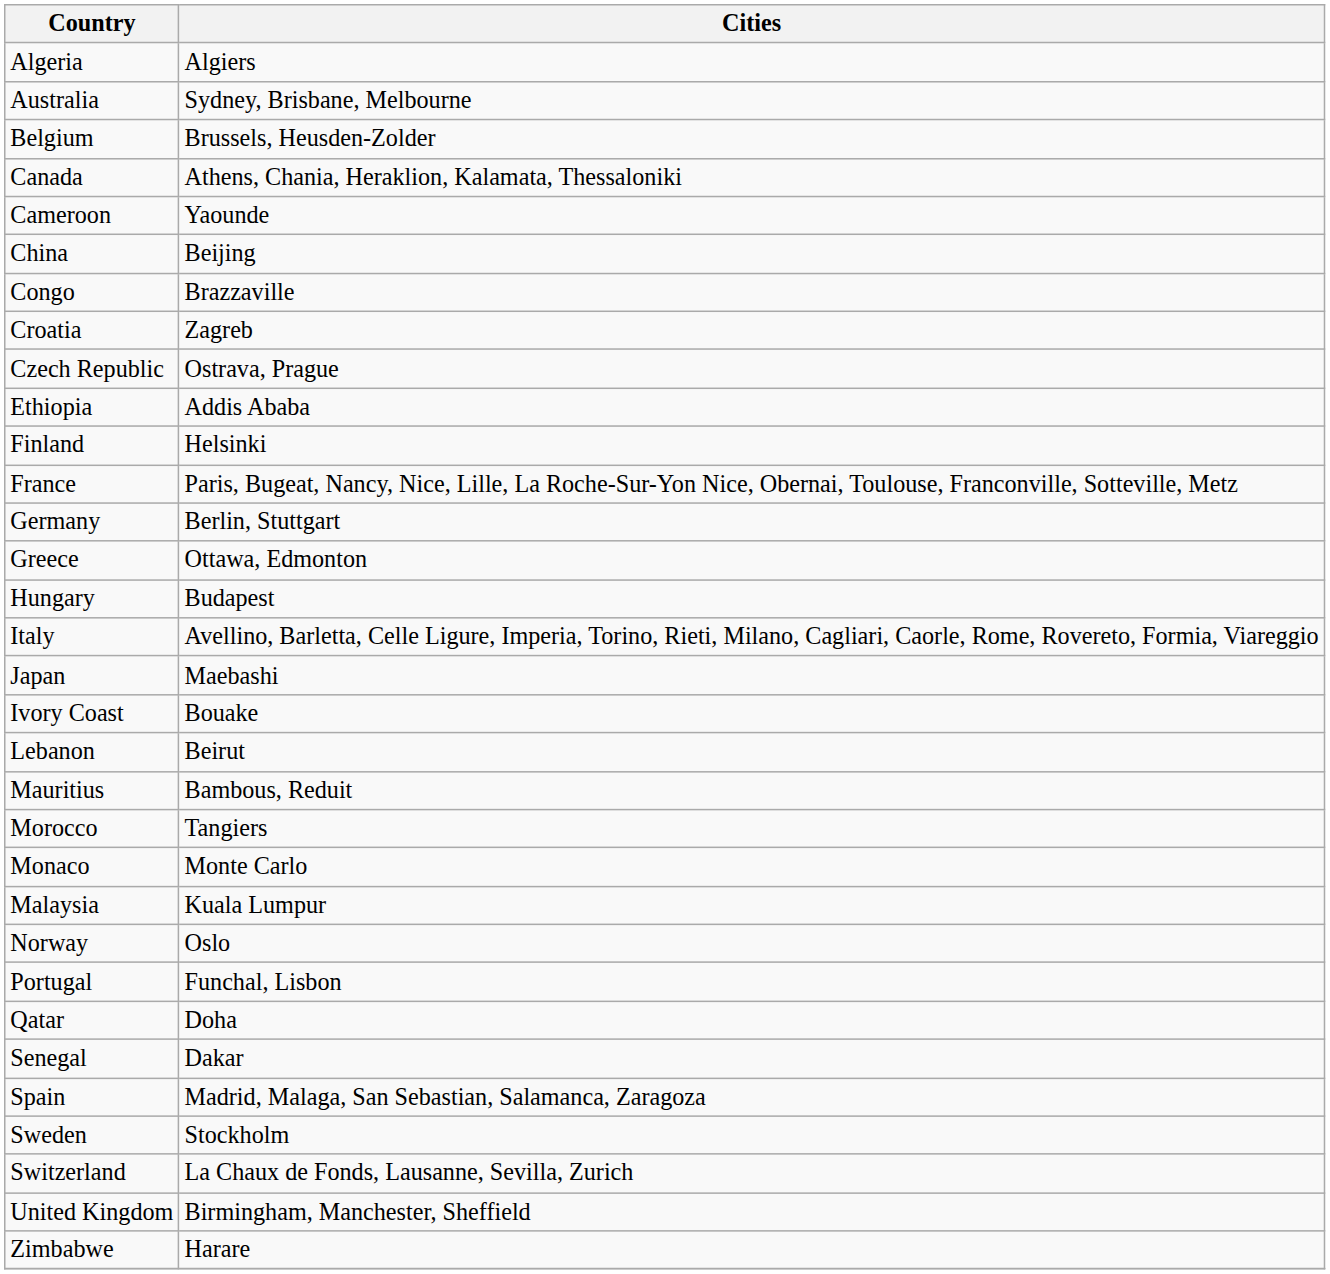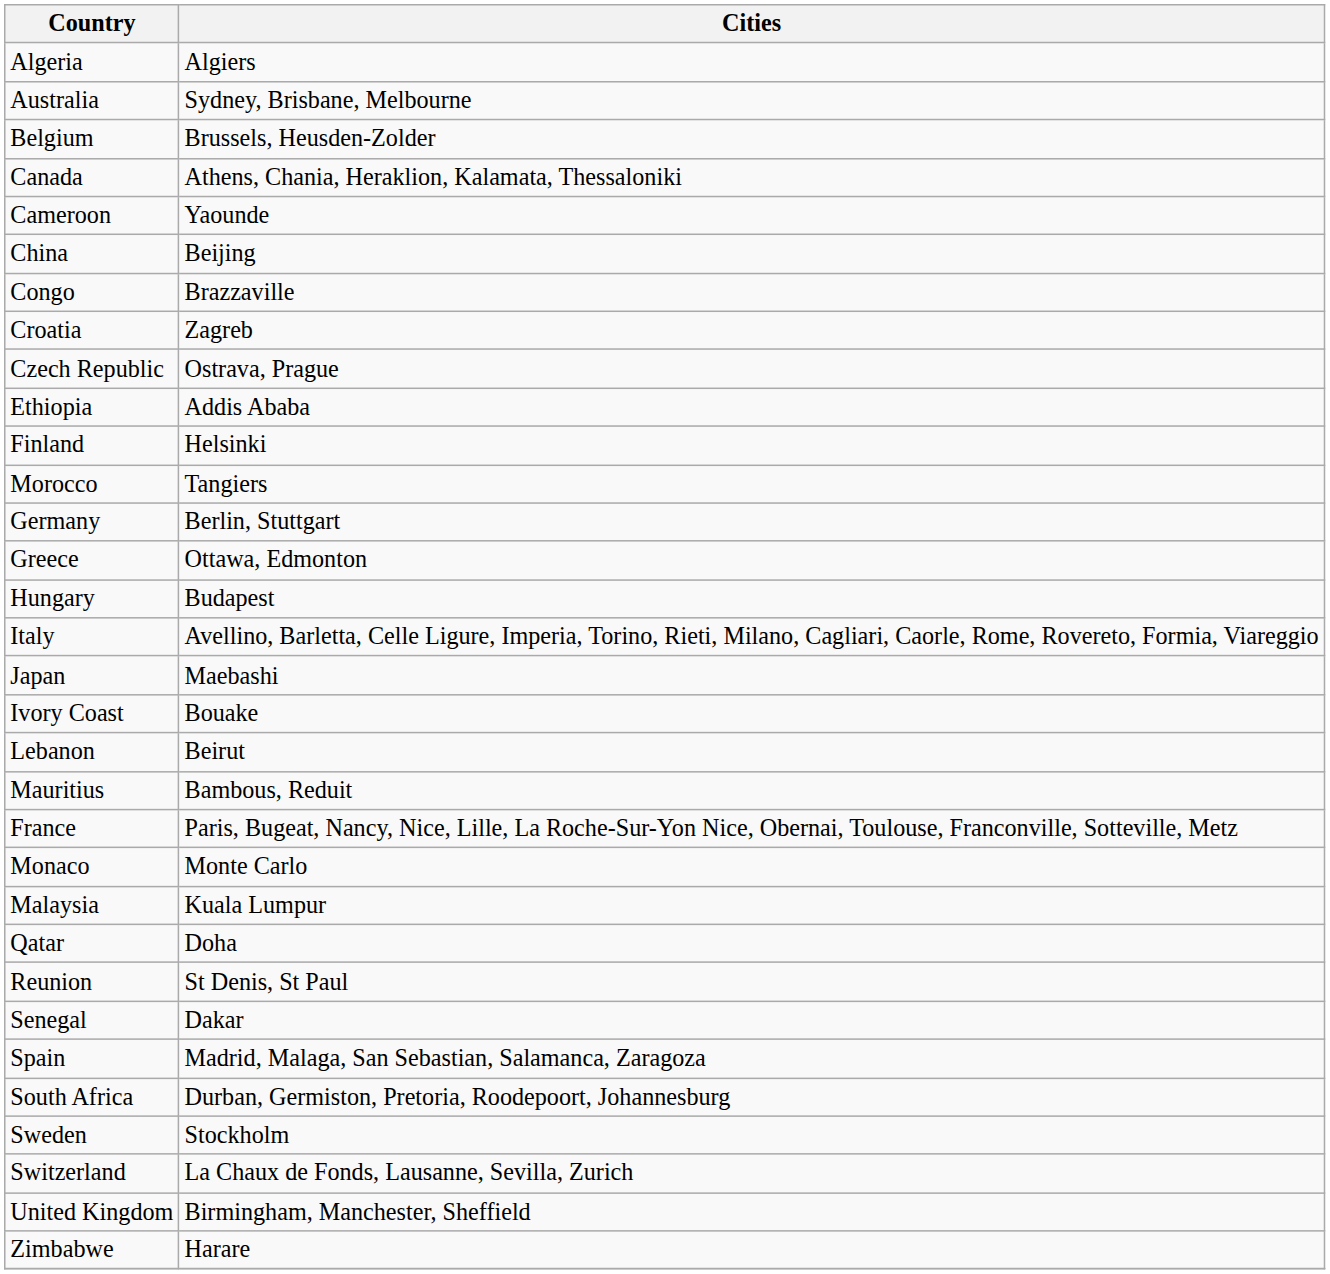rows swapped: (43, 483) <-> (54, 828)
- row: (49, 943)
- row: (51, 981)
+ row: (51, 981)
+ row: (72, 1096)
